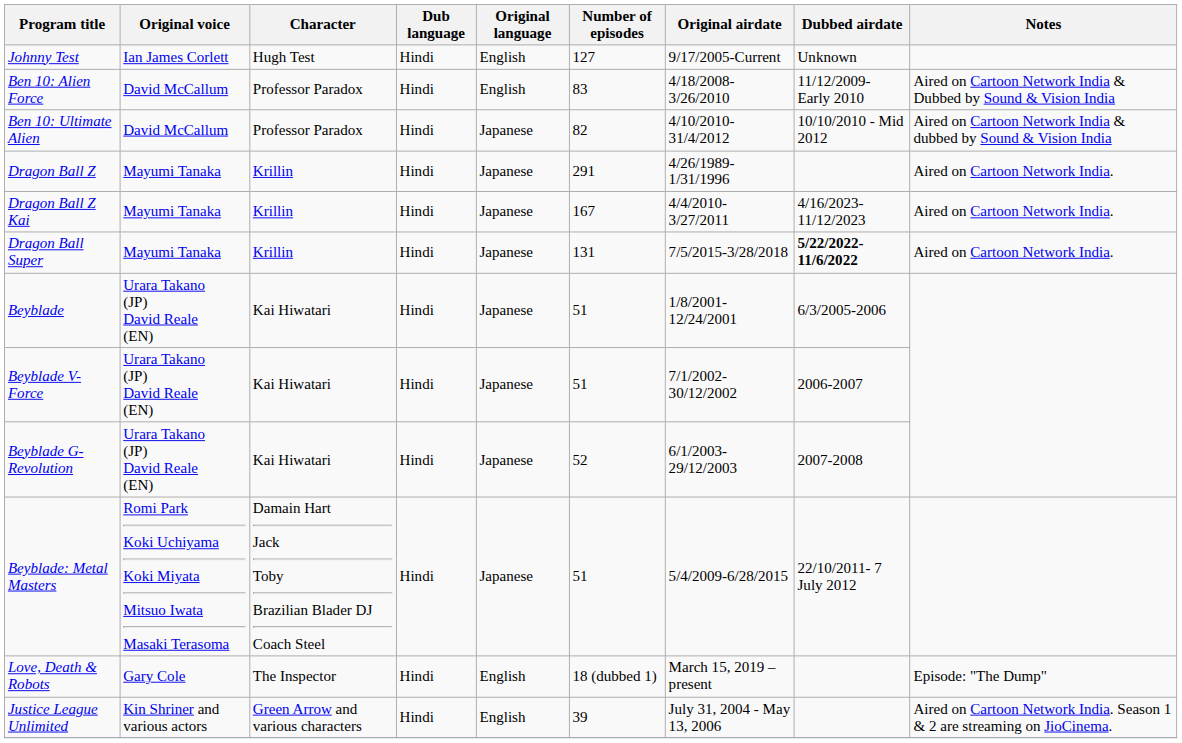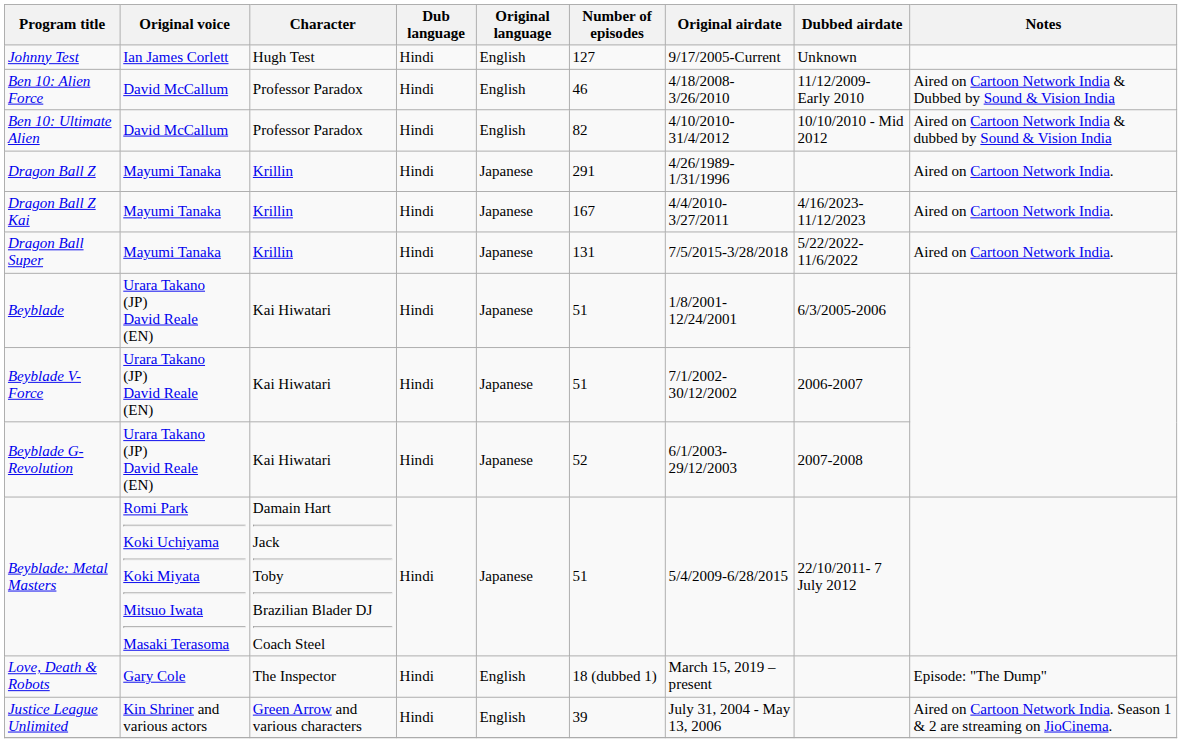(580, 89) 83 -> (580, 89) 46
(506, 130) Japanese -> (502, 130) English
(831, 252) bold -> (831, 252) normal
